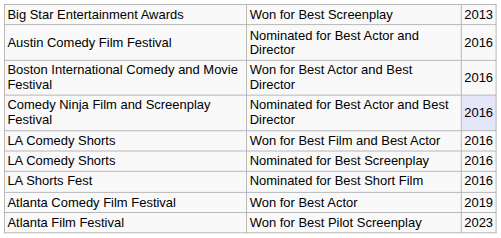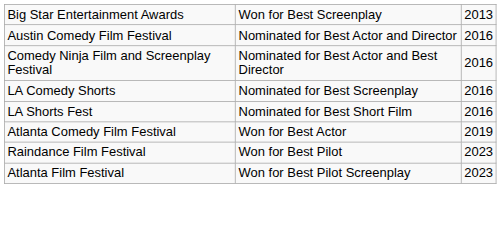- row: (331, 77)
(479, 112) lavender background -> (479, 63) no background
- row: (345, 140)
+ row: (290, 152)
